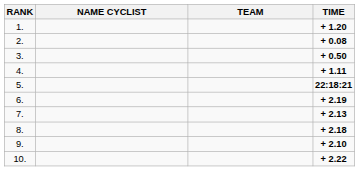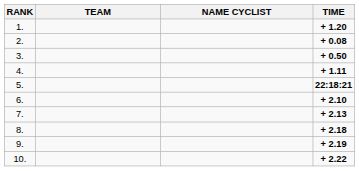columns swapped: (112, 12) <-> (250, 12)
(334, 100) + 2.19 -> (334, 100) + 2.10
(334, 144) + 2.10 -> (334, 144) + 2.19
